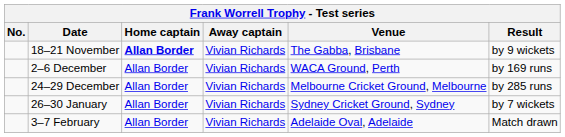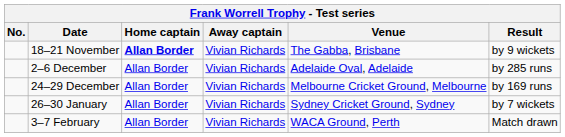(345, 68) WACA Ground, Perth -> (352, 68) Adelaide Oval, Adelaide
(522, 68) by 169 runs -> (522, 68) by 285 runs
(522, 86) by 285 runs -> (522, 86) by 169 runs
(352, 123) Adelaide Oval, Adelaide -> (345, 123) WACA Ground, Perth
